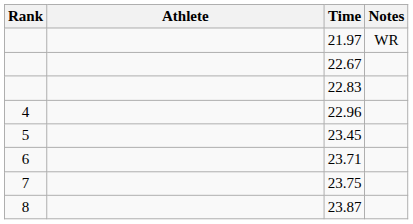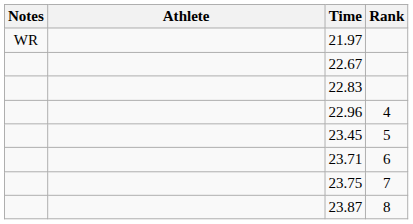columns swapped: (25, 16) <-> (386, 16)
